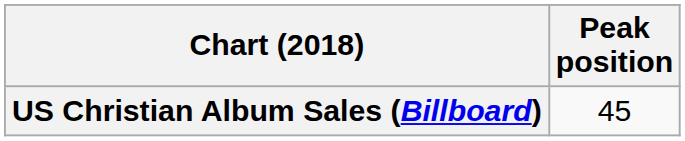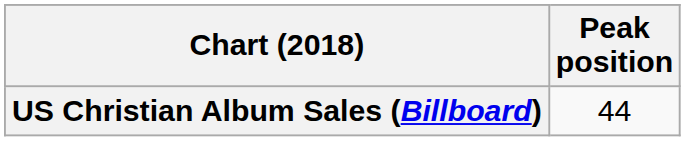(614, 110) 45 -> (614, 110) 44
